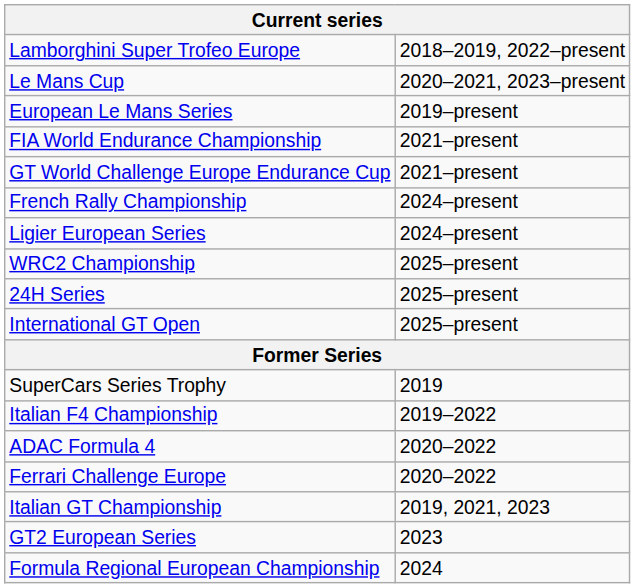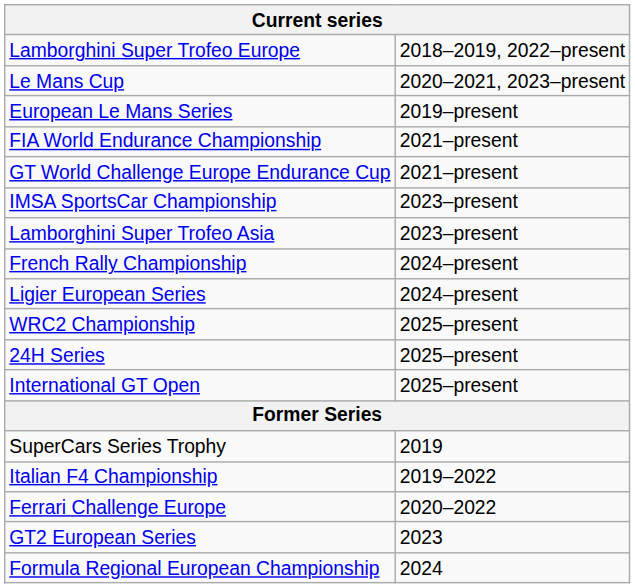+ row: (143, 202)
+ row: (142, 233)
- row: (82, 446)
- row: (115, 507)
